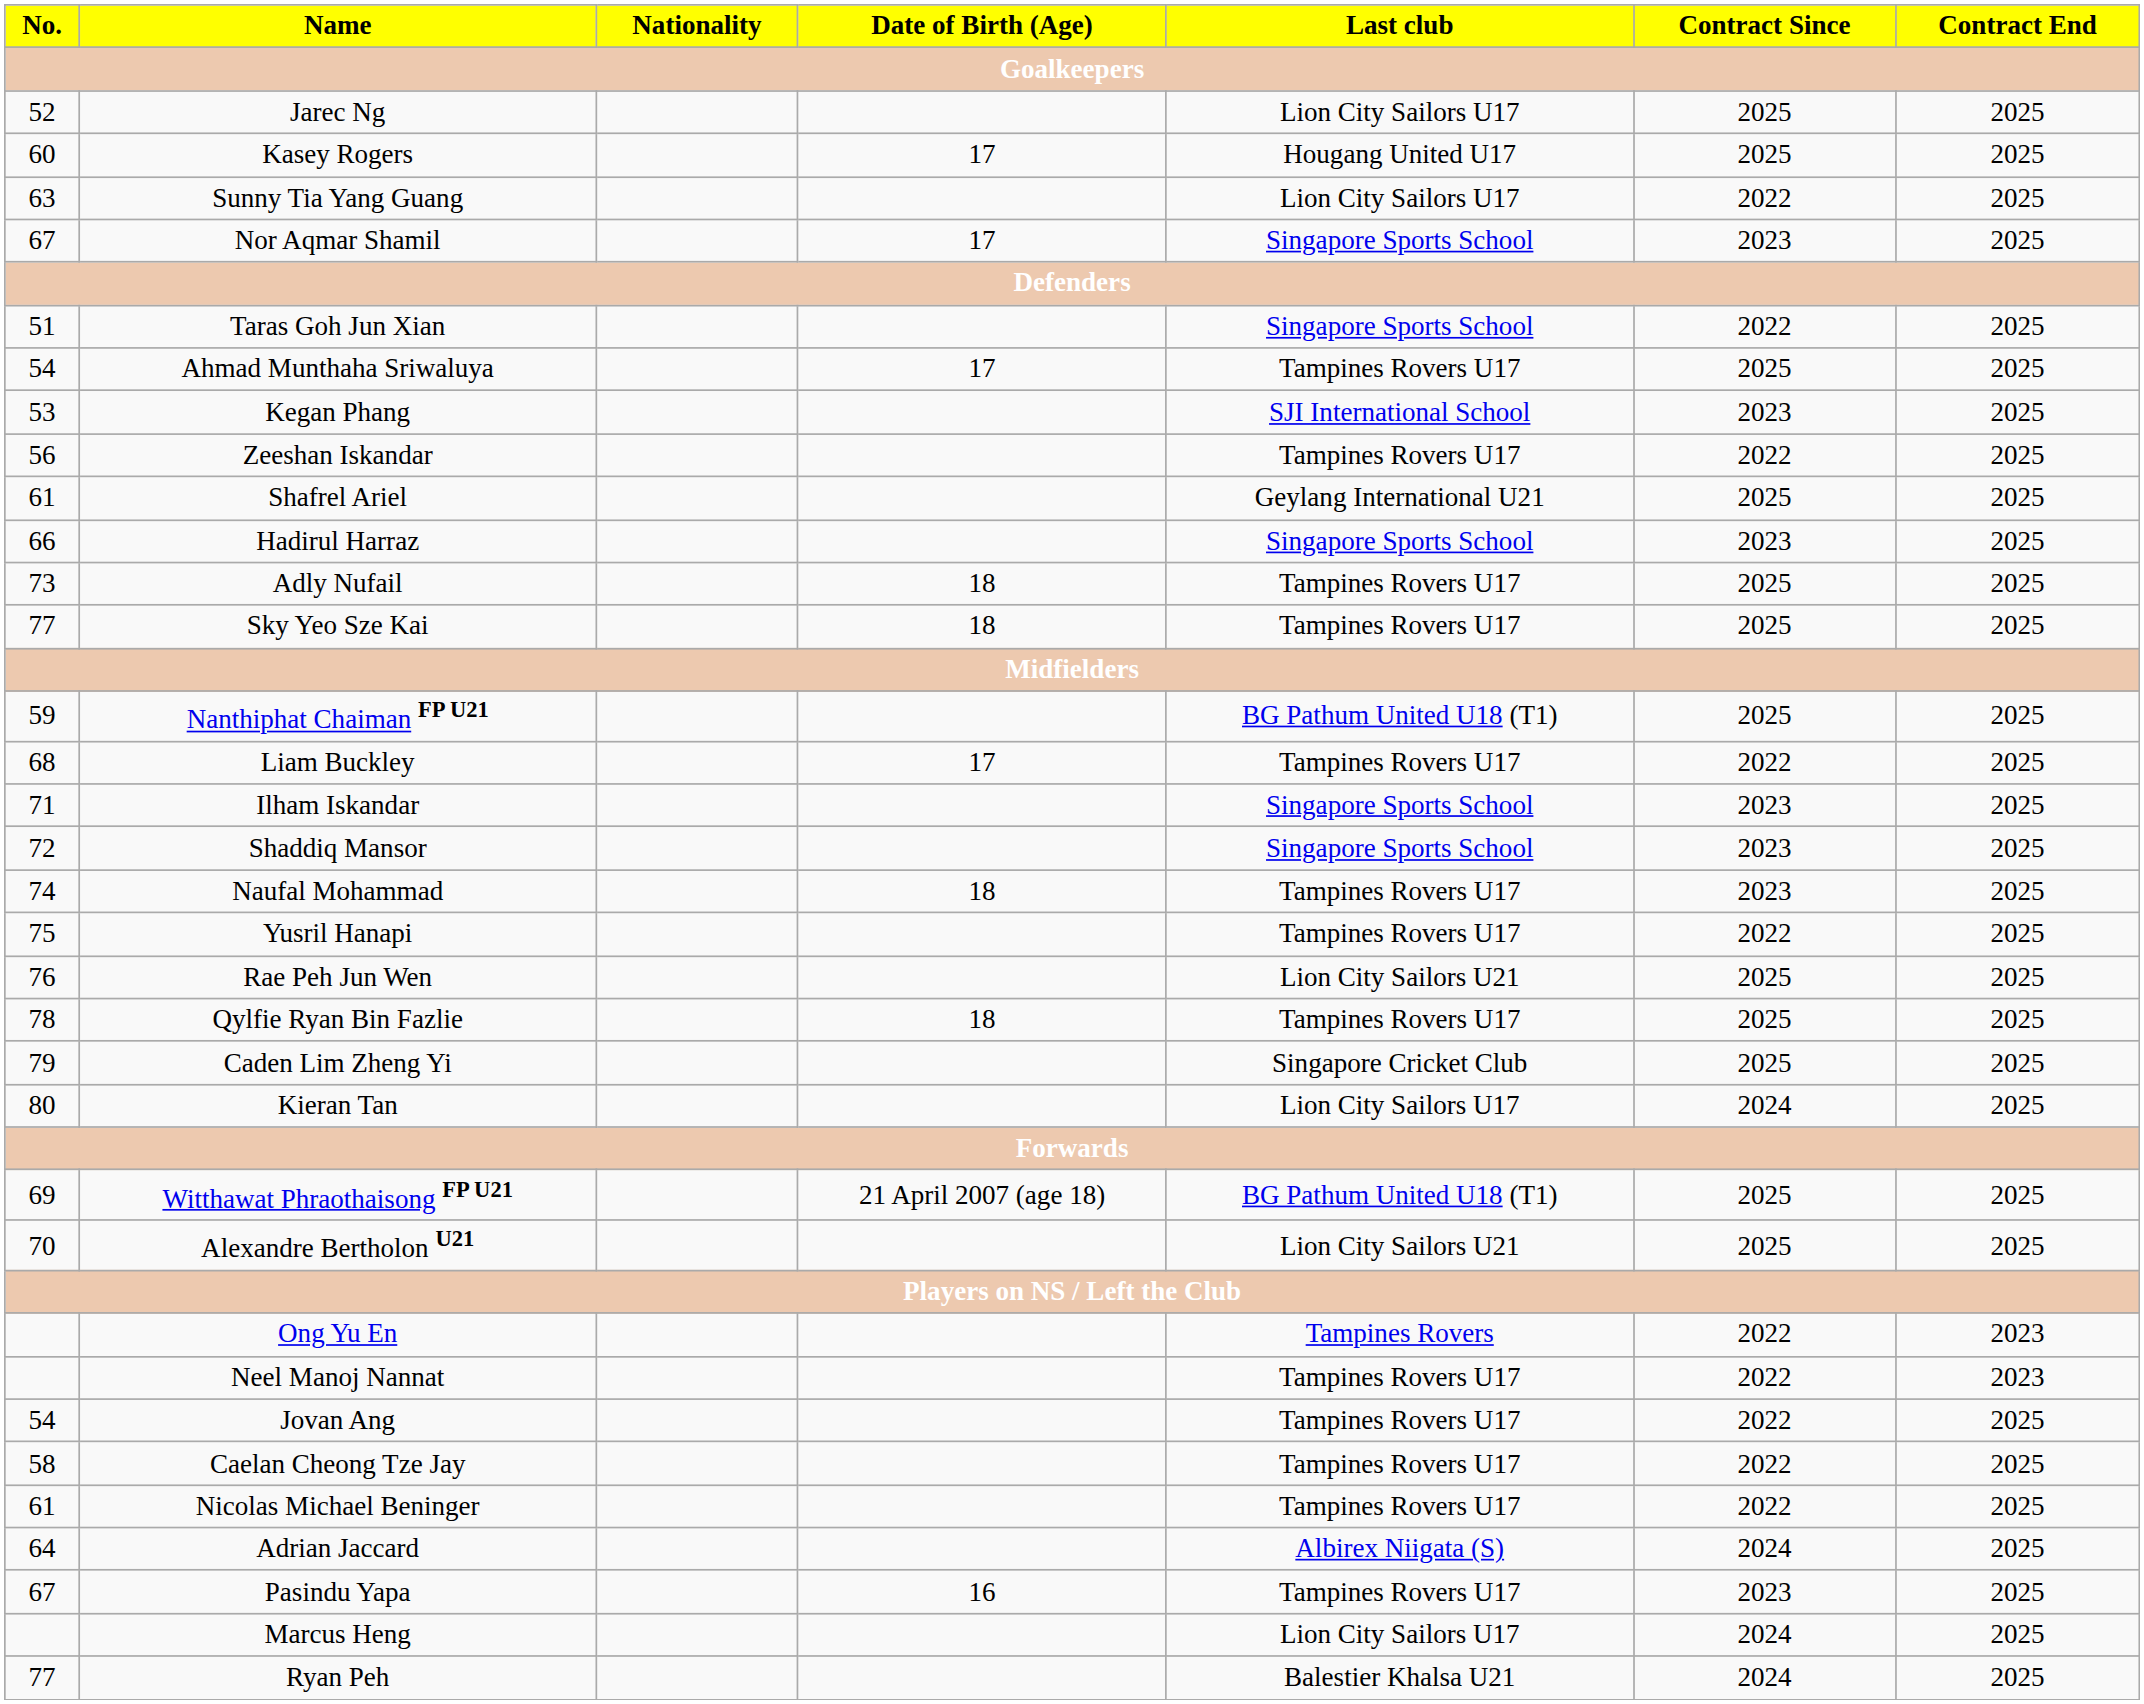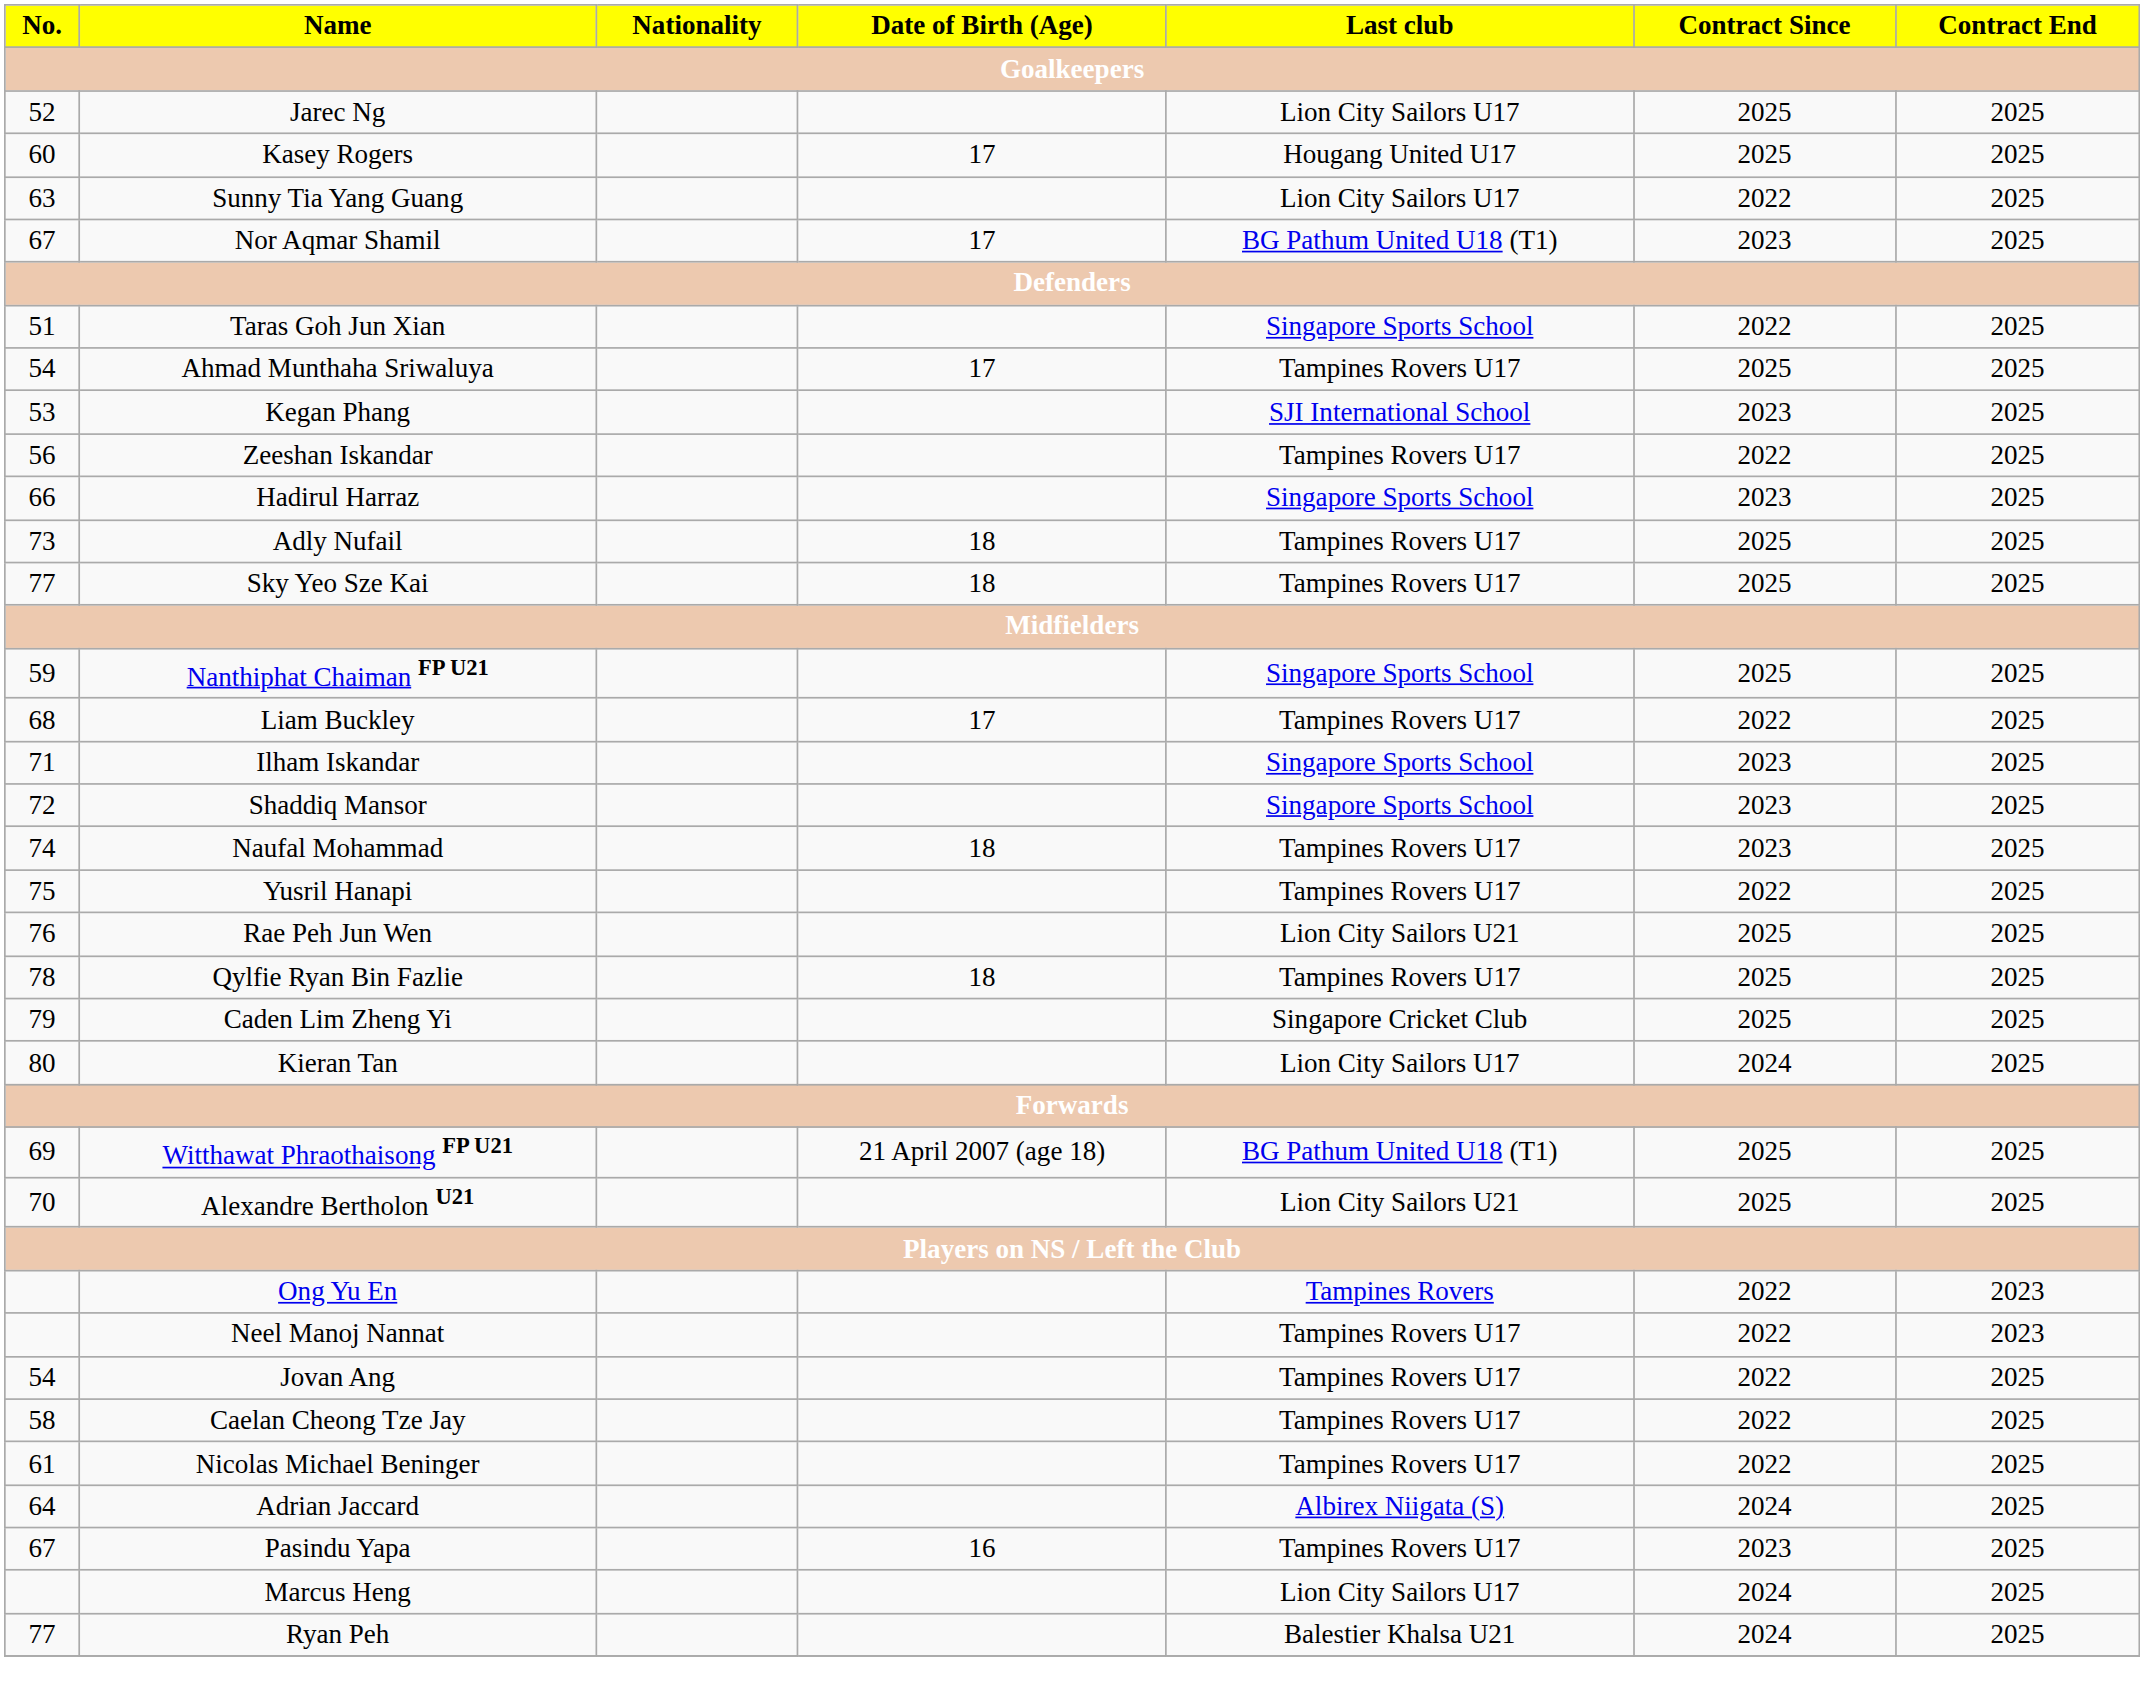(1400, 240) Singapore Sports School -> (1400, 240) BG Pathum United U18 (T1)
- row: (338, 497)
(1400, 715) BG Pathum United U18 (T1) -> (1400, 672) Singapore Sports School
